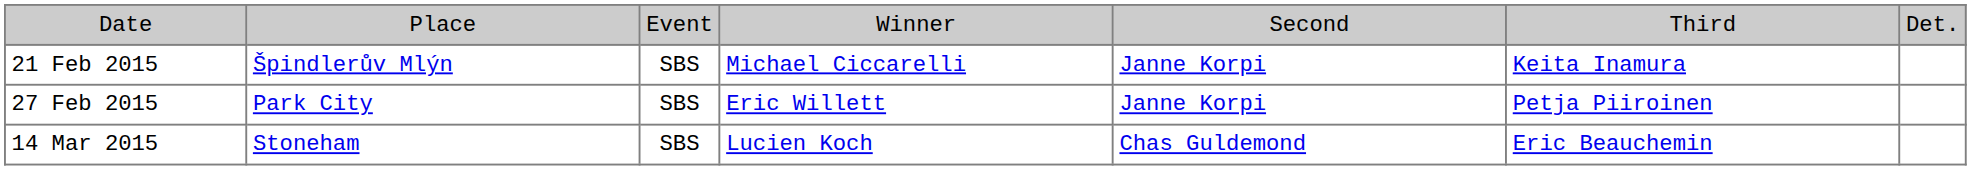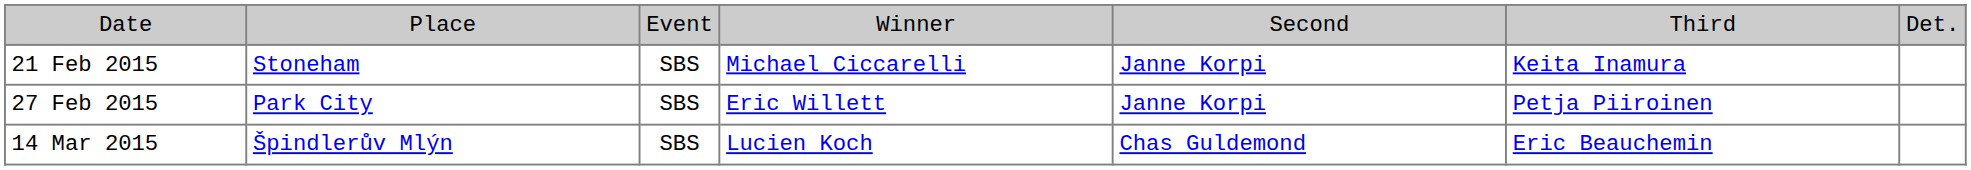(353, 65) Špindlerův Mlýn -> (306, 65) Stoneham
(306, 145) Stoneham -> (353, 145) Špindlerův Mlýn
